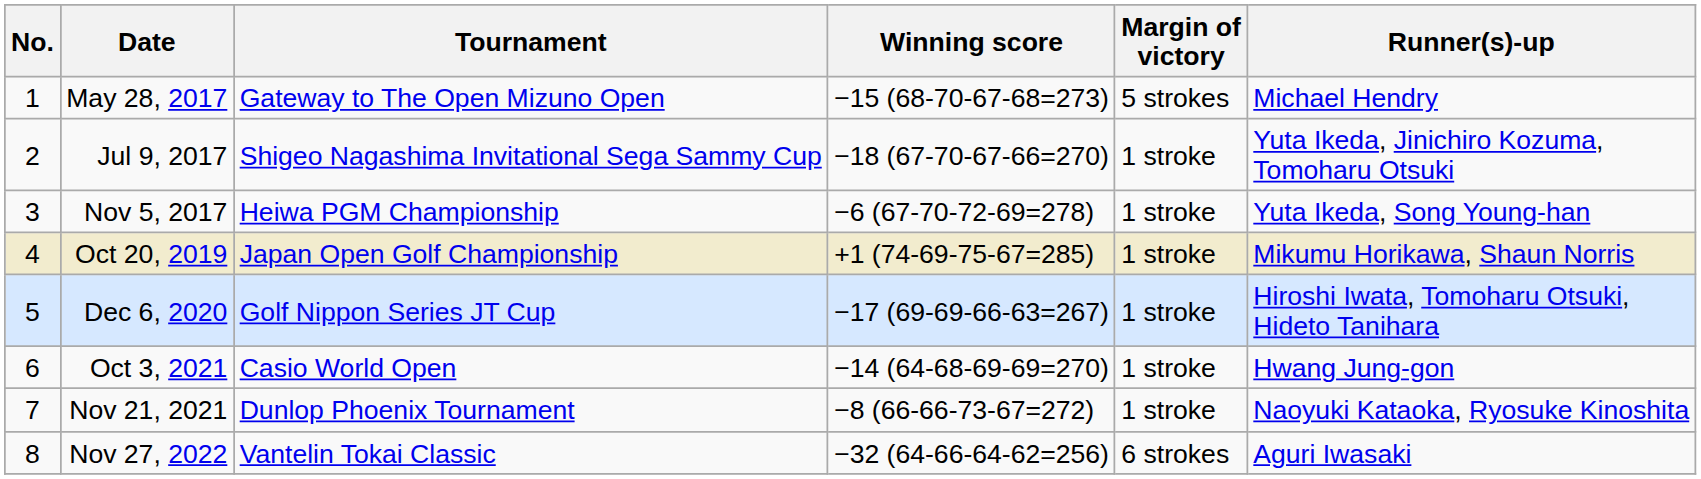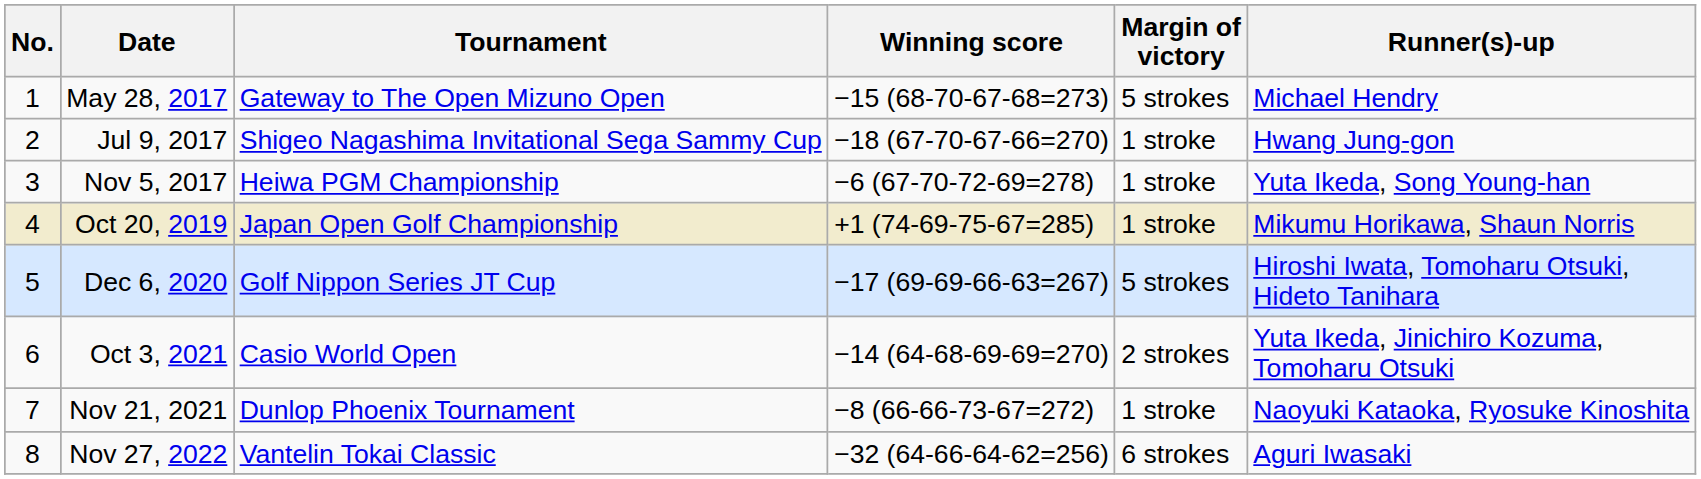(1428, 155) Yuta Ikeda, Jinichiro Kozuma, Tomoharu Otsuki -> (1354, 140) Hwang Jung-gon
(1169, 311) 1 stroke -> (1175, 281) 5 strokes
(1169, 368) 1 stroke -> (1175, 353) 2 strokes
(1354, 368) Hwang Jung-gon -> (1428, 353) Yuta Ikeda, Jinichiro Kozuma, Tomoharu Otsuki
